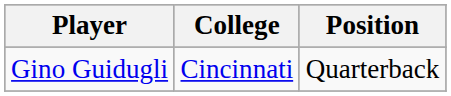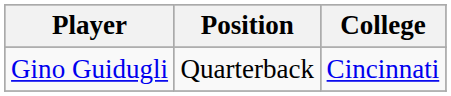columns swapped: (372, 25) <-> (237, 25)
